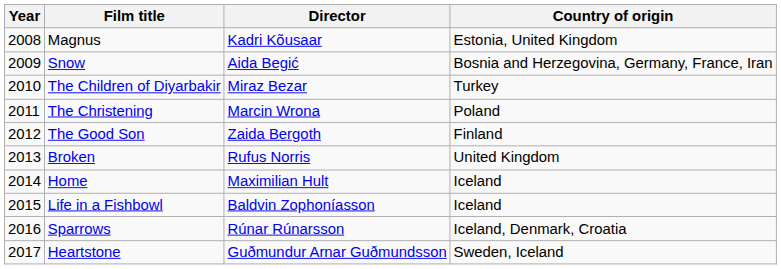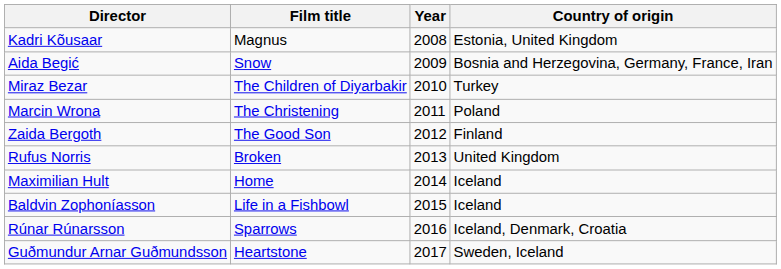columns swapped: (24, 16) <-> (337, 16)
